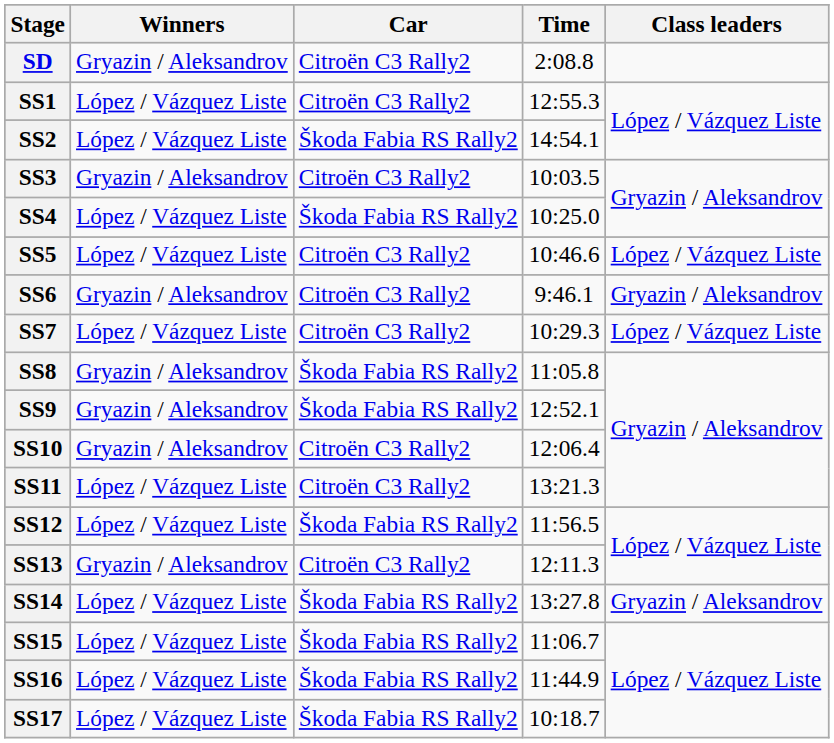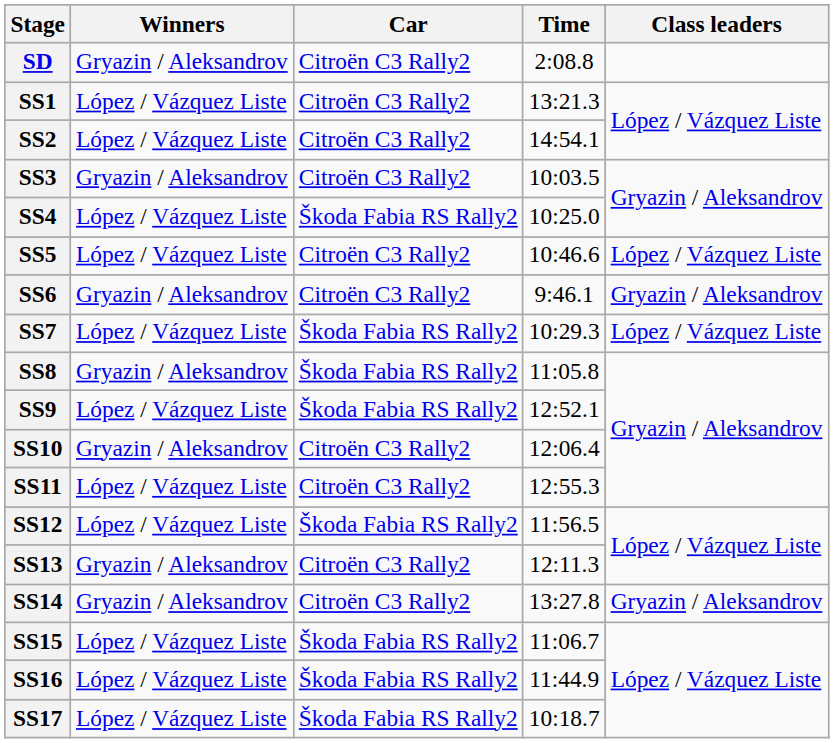(564, 100) 12:55.3 -> (564, 100) 13:21.3
(408, 139) Škoda Fabia RS Rally2 -> (385, 139) Citroën C3 Rally2
(385, 332) Citroën C3 Rally2 -> (408, 332) Škoda Fabia RS Rally2
(182, 409) Gryazin / Aleksandrov -> (181, 409) López / Vázquez Liste
(564, 486) 13:21.3 -> (564, 486) 12:55.3
(181, 602) López / Vázquez Liste -> (182, 602) Gryazin / Aleksandrov
(408, 602) Škoda Fabia RS Rally2 -> (385, 602) Citroën C3 Rally2
